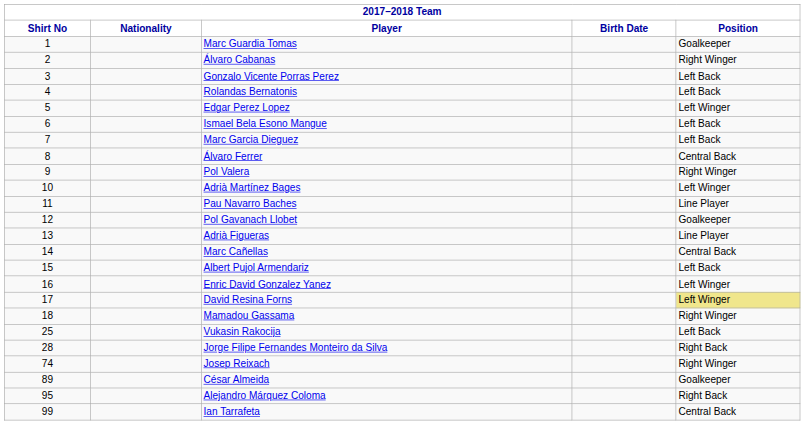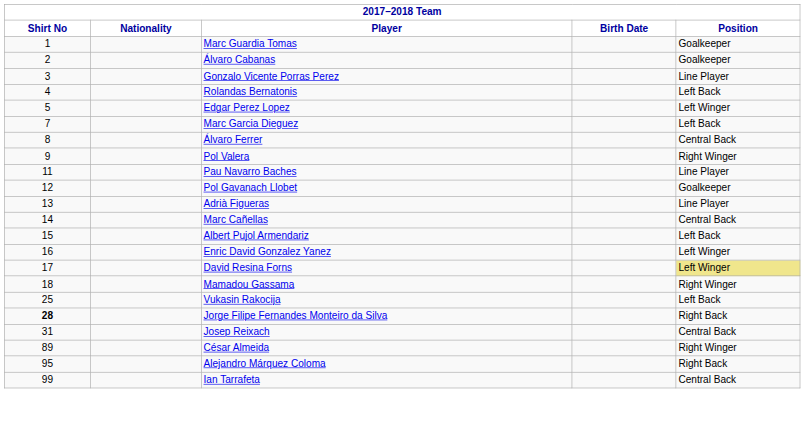(708, 60) Right Winger -> (705, 60) Goalkeeper
(699, 76) Left Back -> (704, 76) Line Player
- row: (265, 124)
- row: (252, 188)
(47, 348) normal -> (47, 316) bold
(47, 364) 74 -> (47, 332) 31
(708, 364) Right Winger -> (707, 332) Central Back
(705, 380) Goalkeeper -> (708, 348) Right Winger
